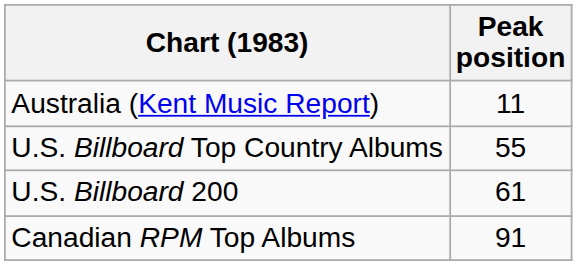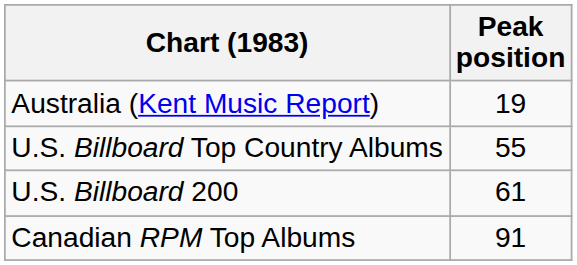(511, 103) 11 -> (511, 103) 19
